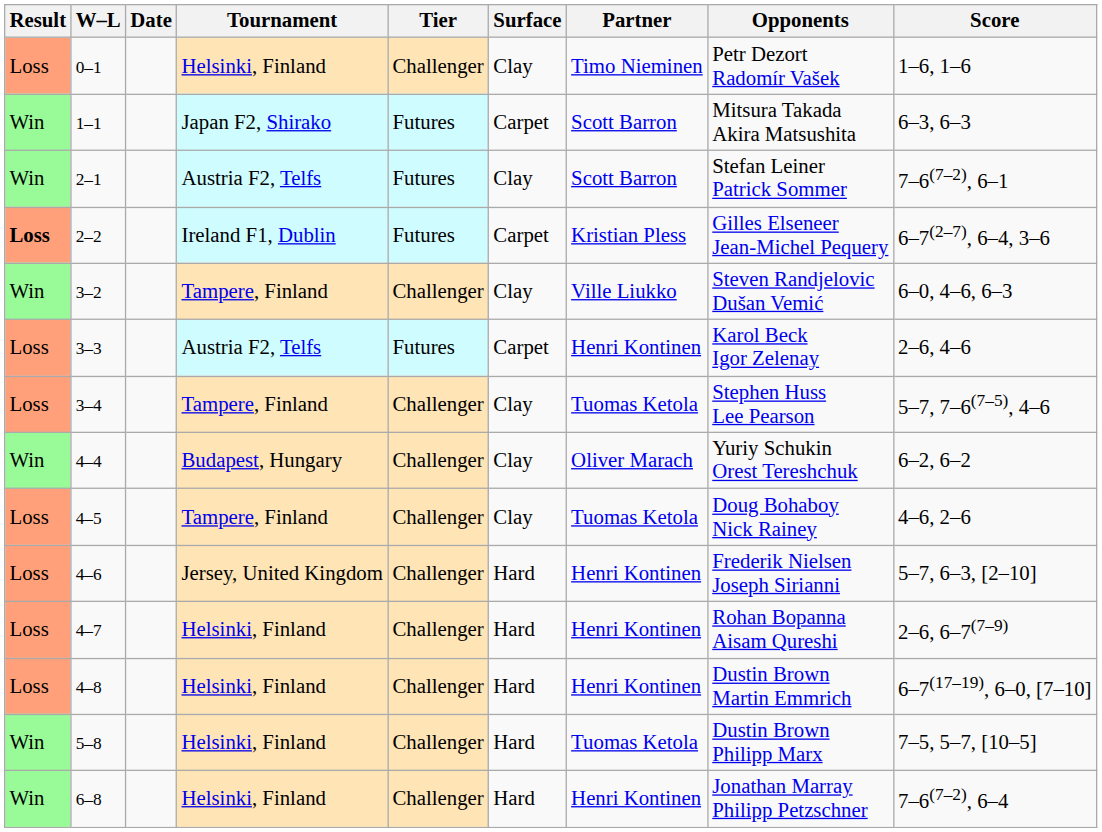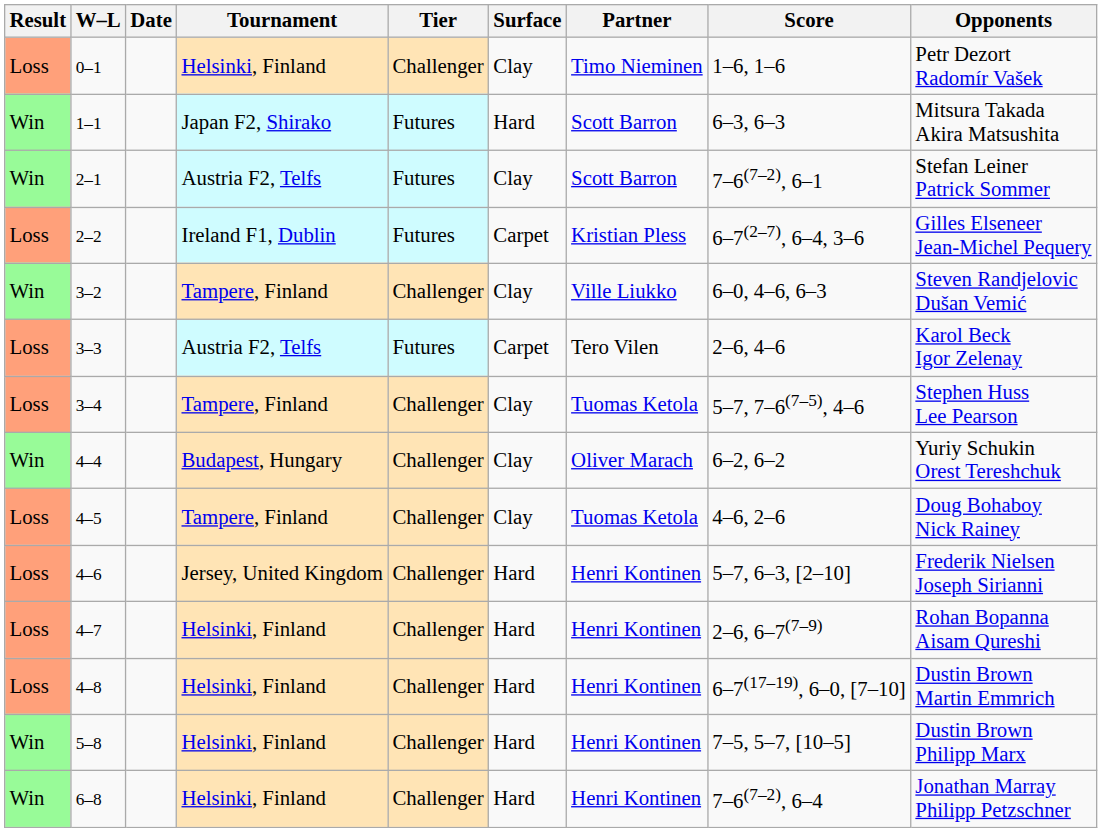columns swapped: (800, 20) <-> (995, 20)
(521, 122) Carpet -> (514, 122) Hard
(30, 234) bold -> (29, 234) normal
(636, 347) Henri Kontinen -> (615, 347) Tero Vilen
(635, 742) Tuomas Ketola -> (636, 742) Henri Kontinen
